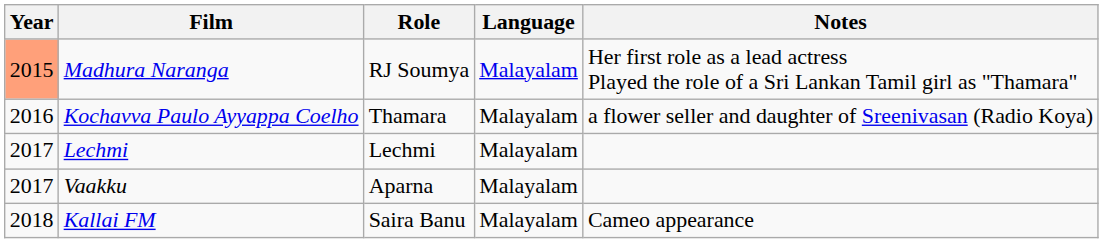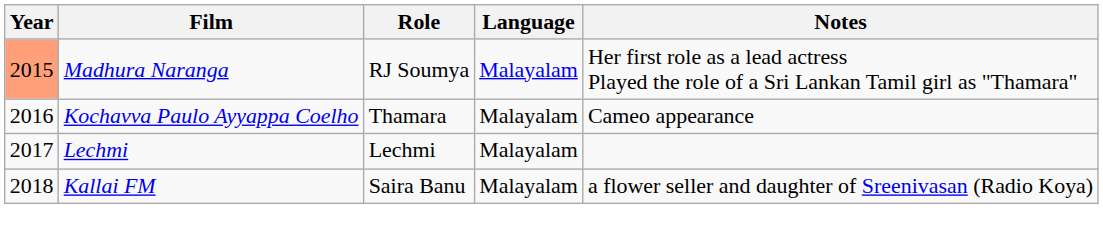(841, 116) a flower seller and daughter of Sreenivasan (Radio Koya) -> (671, 116) Cameo appearance
- row: (95, 185)
(671, 220) Cameo appearance -> (841, 185) a flower seller and daughter of Sreenivasan (Radio Koya)
